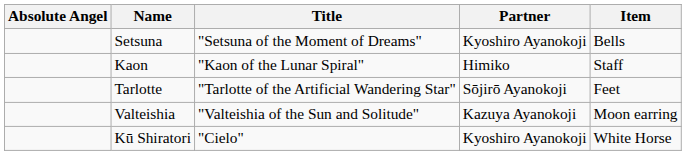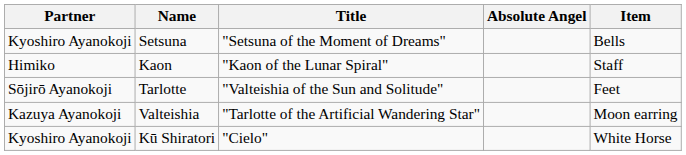columns swapped: (58, 16) <-> (525, 16)
(327, 89) "Tarlotte of the Artificial Wandering Star" -> (333, 89) "Valteishia of the Sun and Solitude"
(309, 114) "Valteishia of the Sun and Solitude" -> (351, 114) "Tarlotte of the Artificial Wandering Star"
